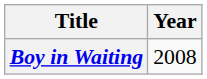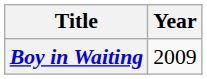(175, 56) 2008 -> (175, 56) 2009
